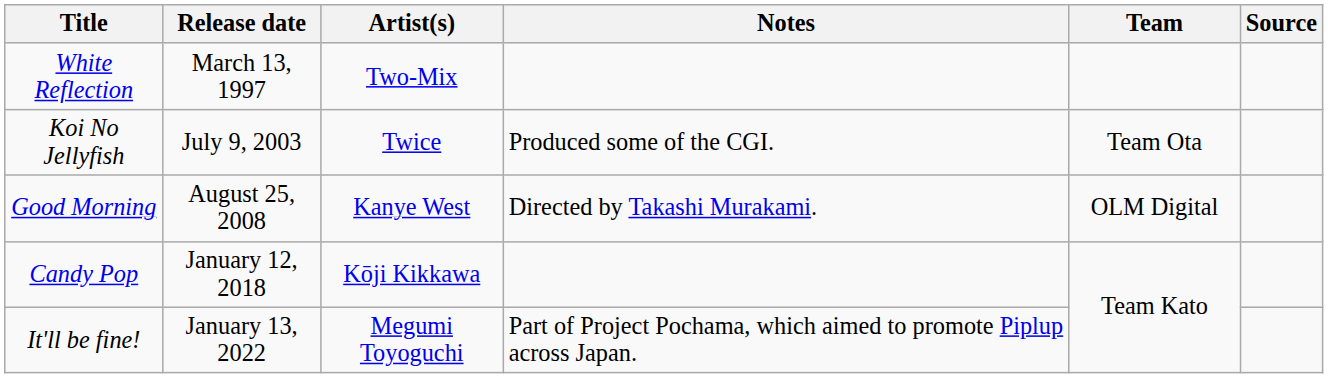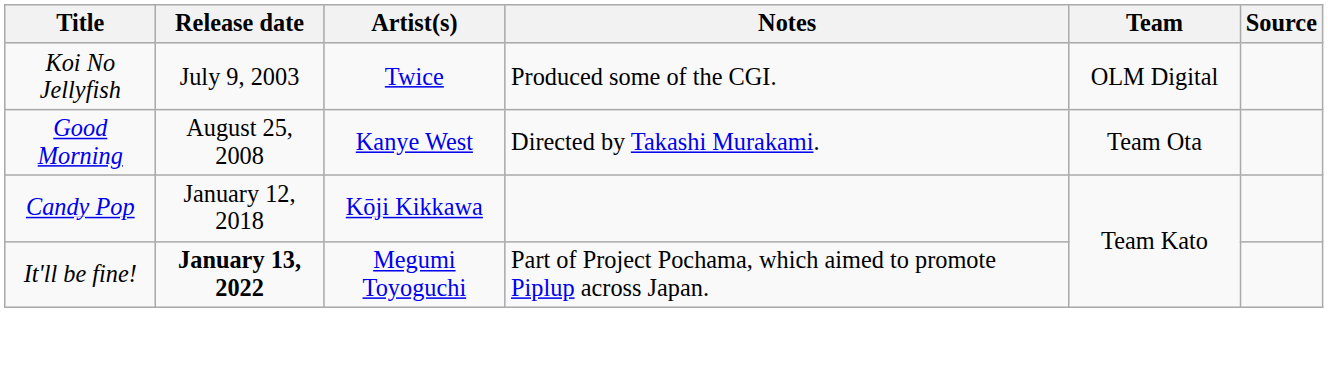- row: (84, 76)
(1155, 141) Team Ota -> (1154, 76) OLM Digital
(1155, 207) OLM Digital -> (1154, 141) Team Ota
(242, 339) normal -> (240, 273) bold
